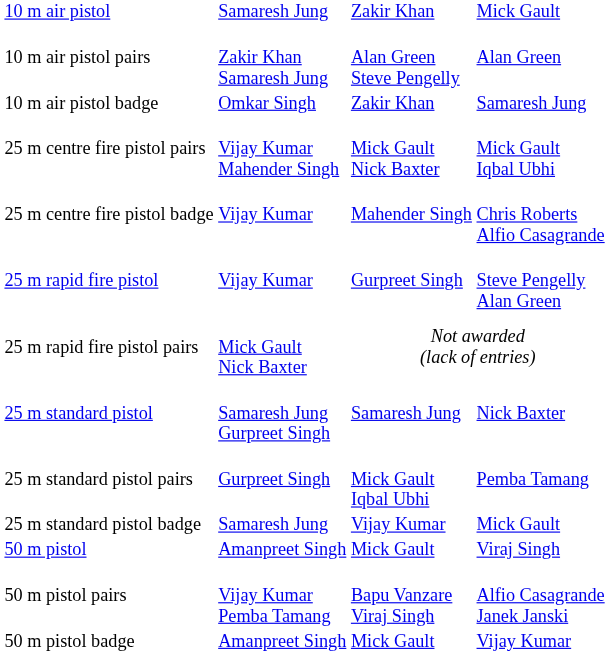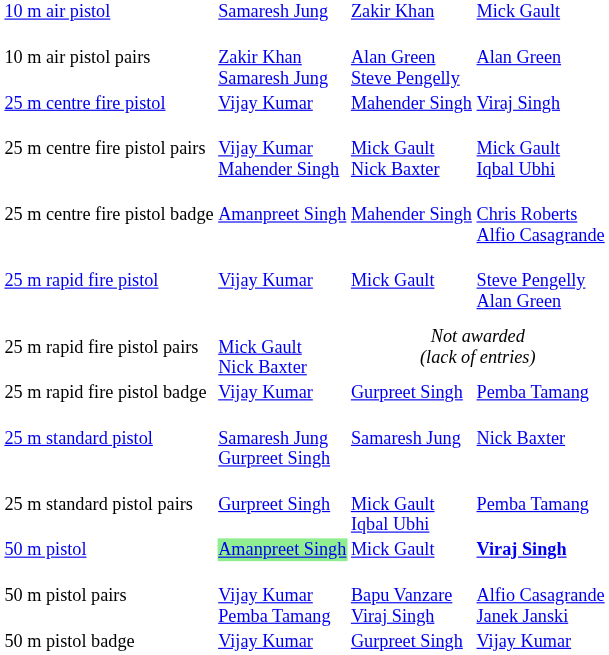- row: (81, 102)
+ row: (85, 102)
(265, 214) Vijay Kumar -> (282, 214) Amanpreet Singh
(407, 280) Gurpreet Singh -> (393, 280) Mick Gault
+ row: (105, 392)
- row: (103, 524)
(282, 549) no background -> (282, 549) lightgreen background
(518, 549) normal -> (522, 549) bold
(282, 640) Amanpreet Singh -> (265, 640) Vijay Kumar
(393, 640) Mick Gault -> (407, 640) Gurpreet Singh
